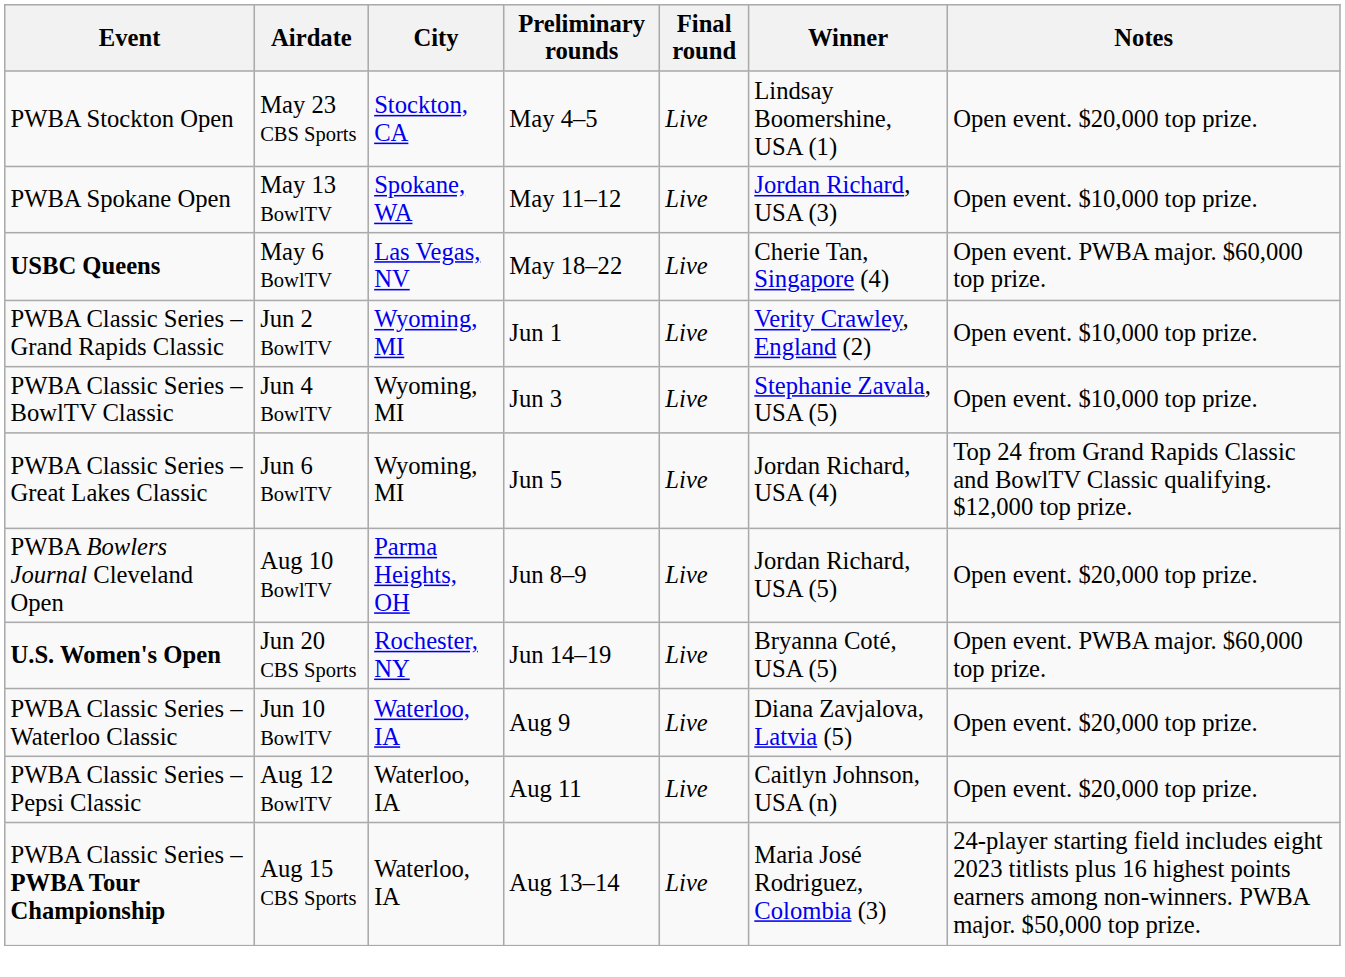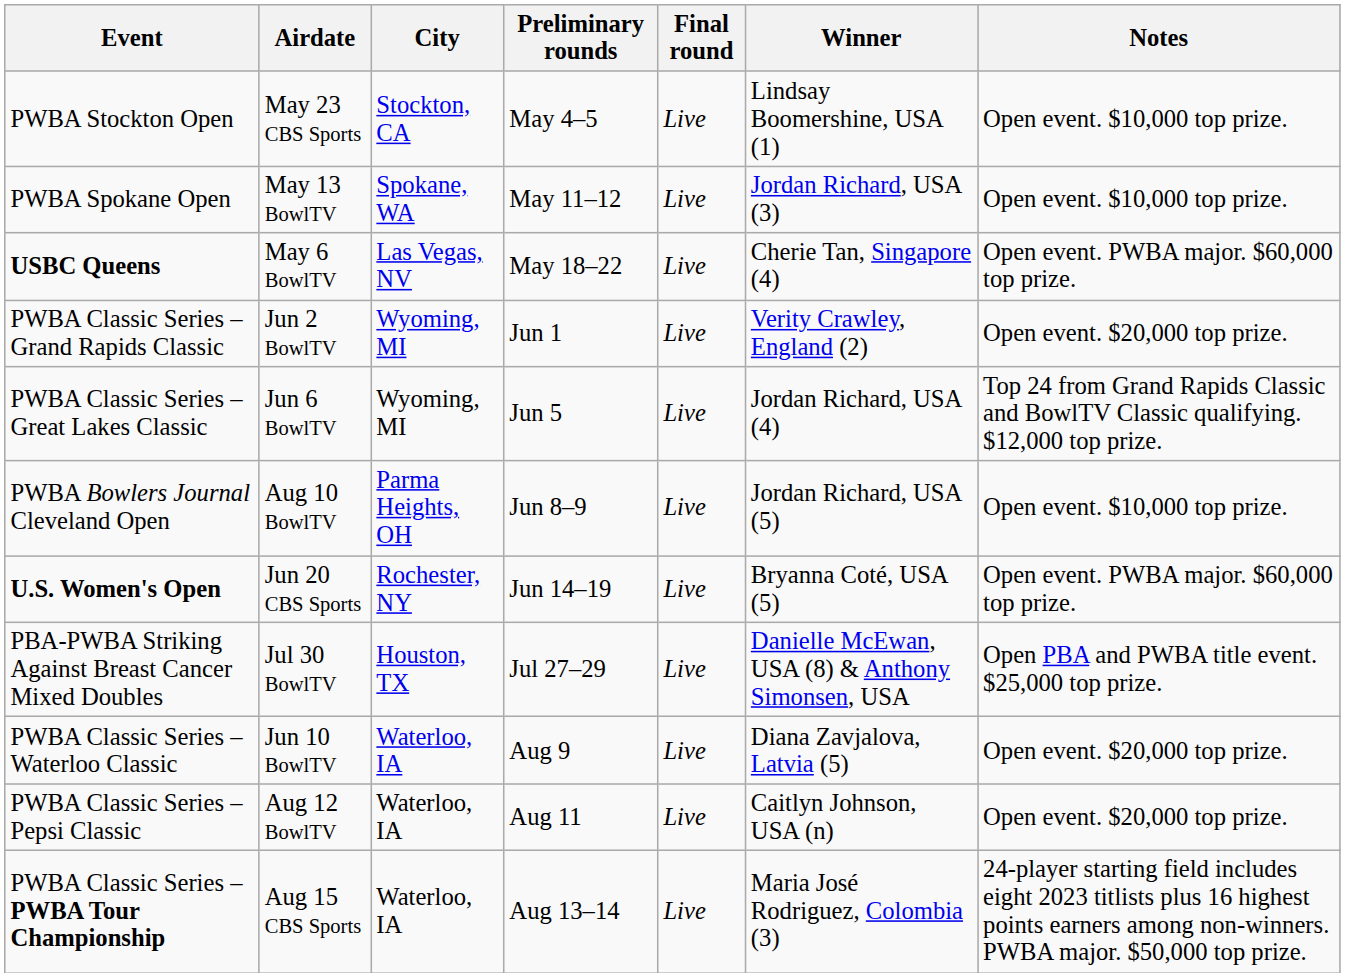(1105, 118) Open event. $20,000 top prize. -> (1135, 118) Open event. $10,000 top prize.
(1105, 332) Open event. $10,000 top prize. -> (1135, 332) Open event. $20,000 top prize.
- row: (126, 399)
(1105, 574) Open event. $20,000 top prize. -> (1135, 507) Open event. $10,000 top prize.
+ row: (121, 669)
